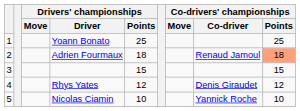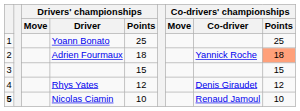(228, 55) Renaud Jamoul -> (226, 55) Yannick Roche
(9, 99) normal -> (9, 99) bold
(226, 99) Yannick Roche -> (228, 99) Renaud Jamoul
